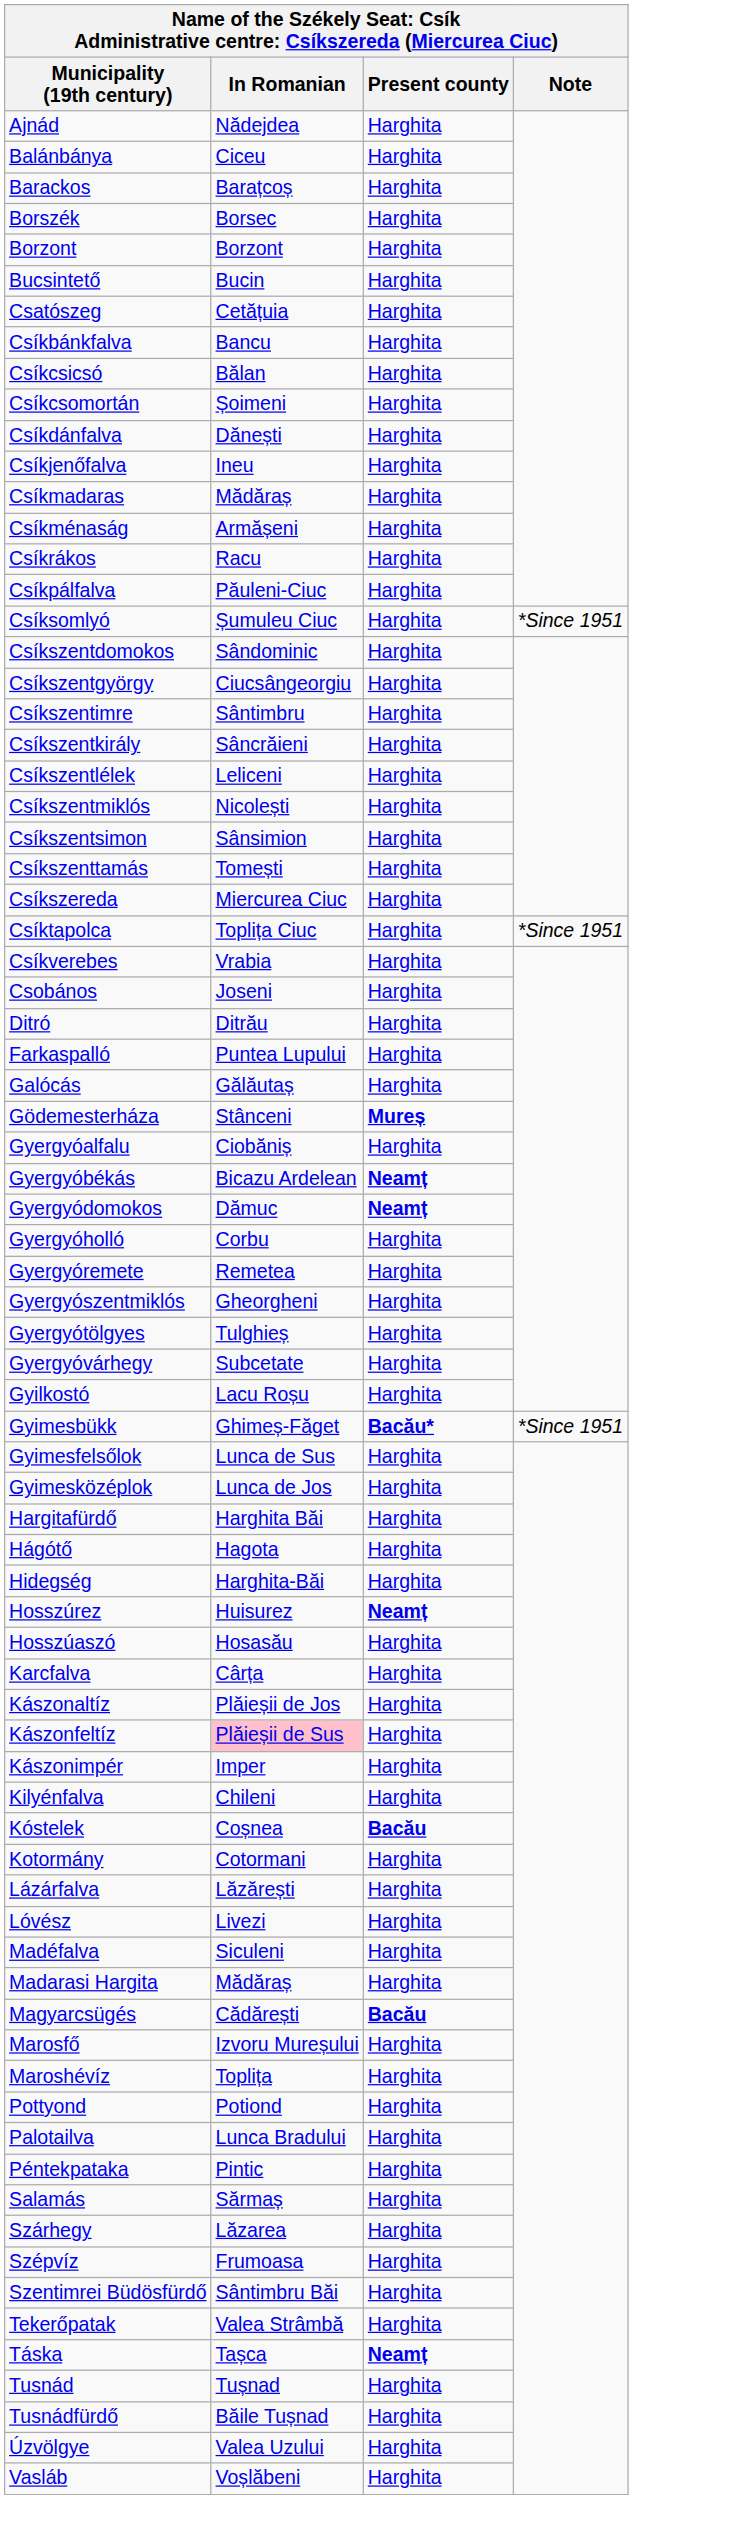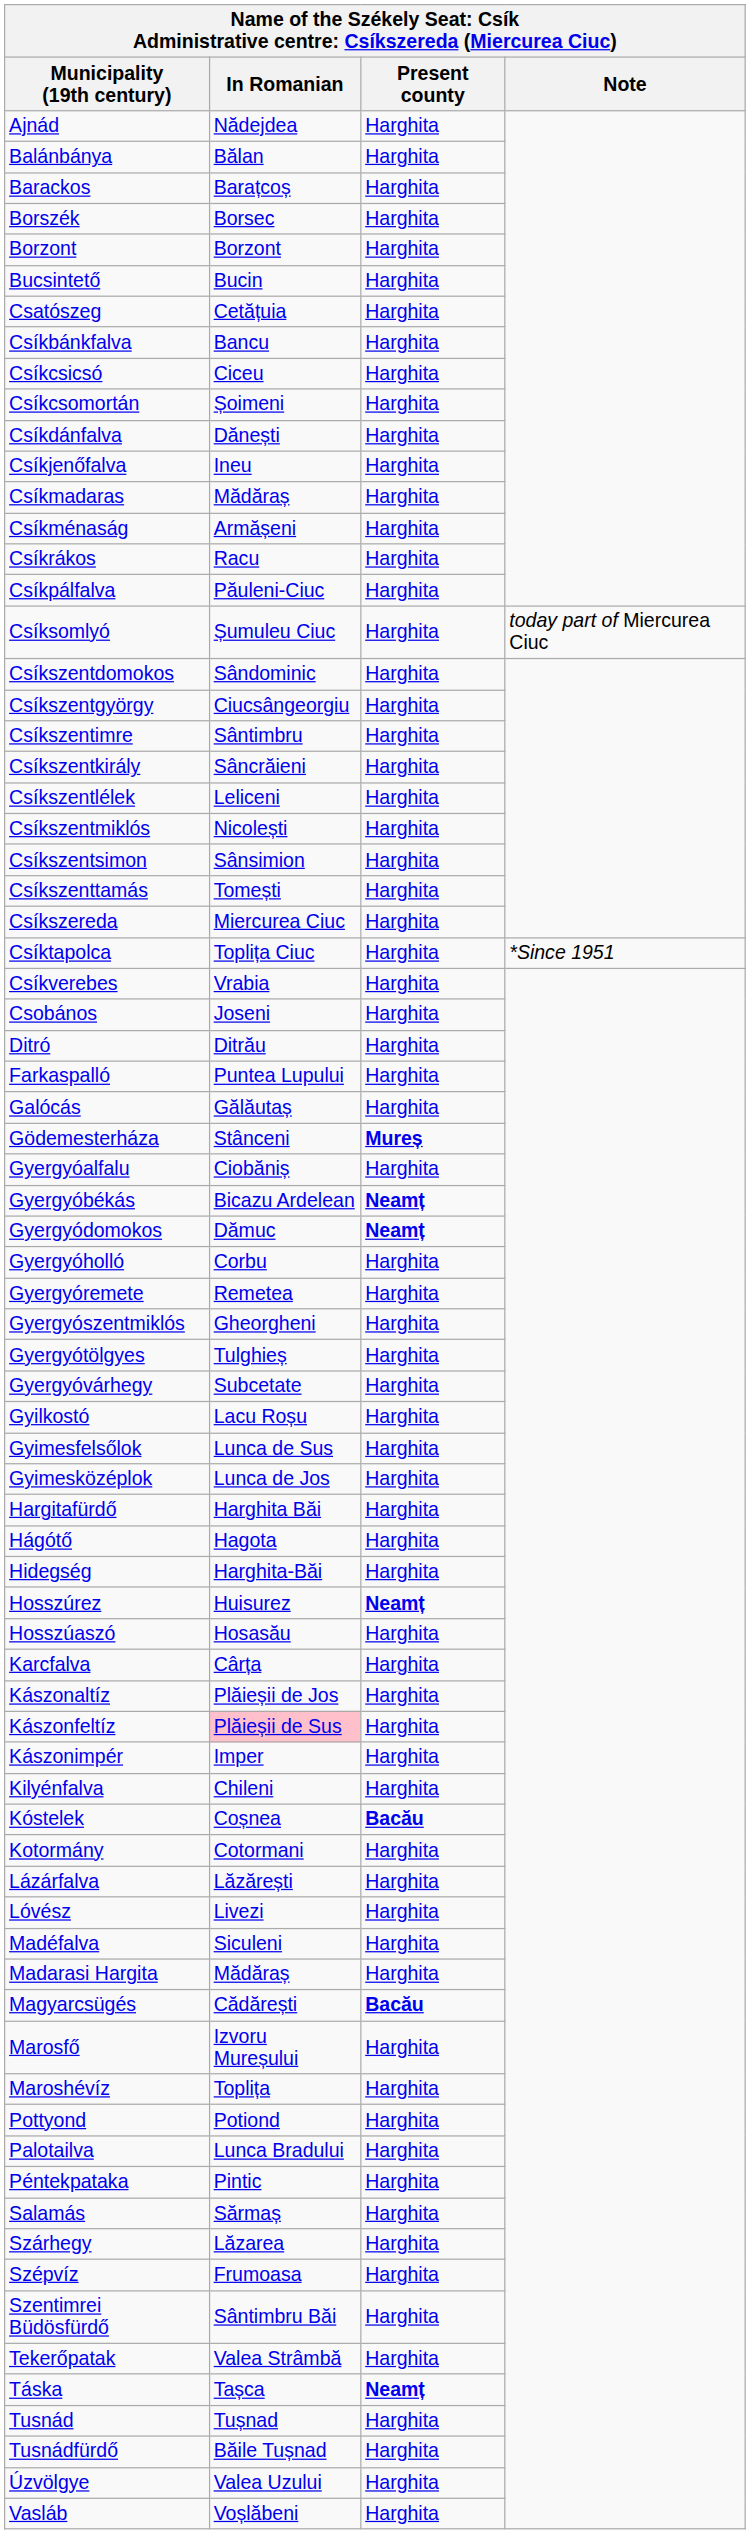(241, 156) Ciceu -> (239, 156) Bălan
(241, 373) Bălan -> (239, 373) Ciceu
(570, 621) *Since 1951 -> (610, 632) today part of Miercurea Ciuc
- row: (63, 1426)
